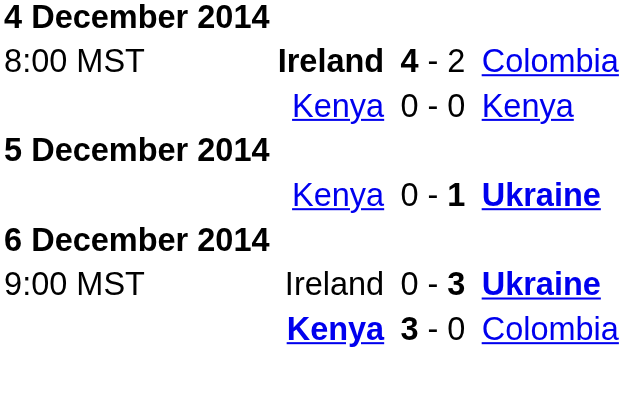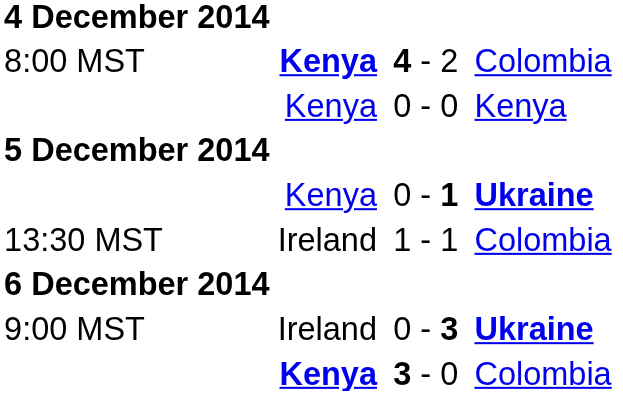(331, 61) Ireland -> (328, 61) Kenya
+ row: (84, 240)
